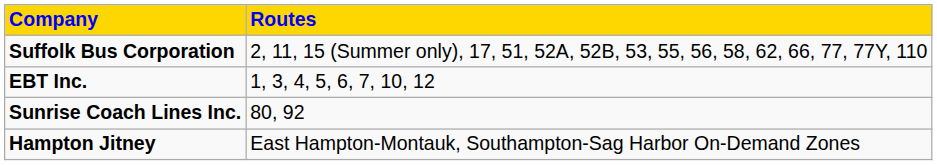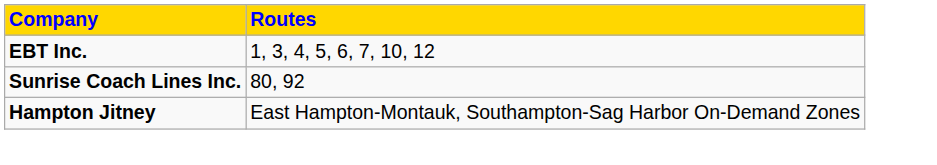- row: (122, 50)
